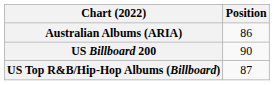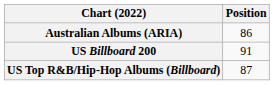(246, 51) 90 -> (246, 51) 91
